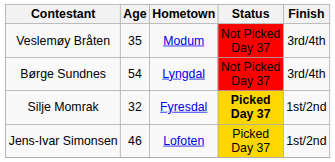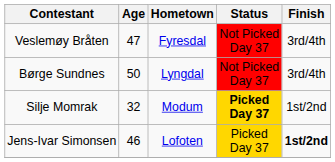(135, 40) 35 -> (134, 40) 47
(184, 40) Modum -> (182, 40) Fyresdal
(135, 74) 54 -> (134, 74) 50
(184, 107) Fyresdal -> (182, 107) Modum
(306, 140) normal -> (306, 140) bold
